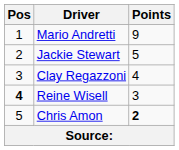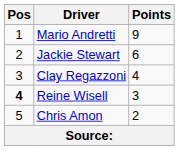(136, 55) 5 -> (136, 55) 6
(136, 116) bold -> (136, 116) normal
